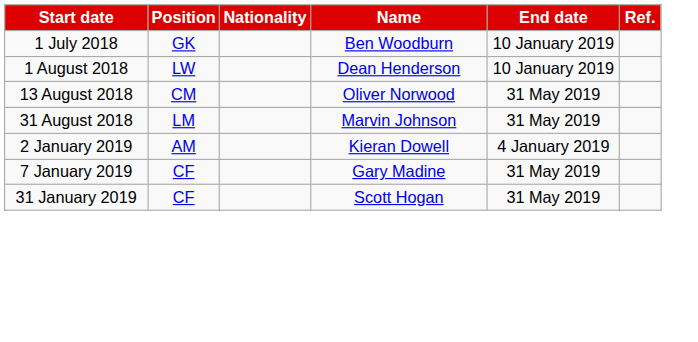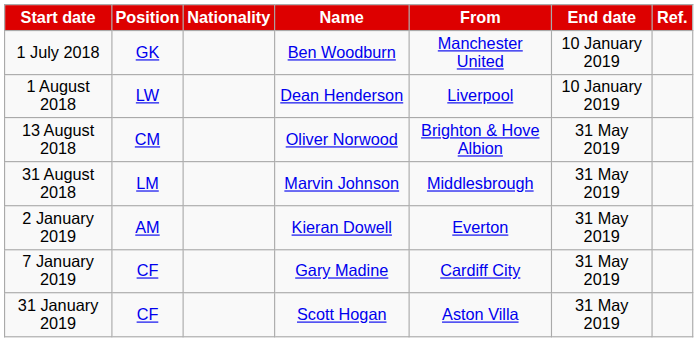+ column: (480, 18)
(553, 146) 4 January 2019 -> (602, 228) 31 May 2019
